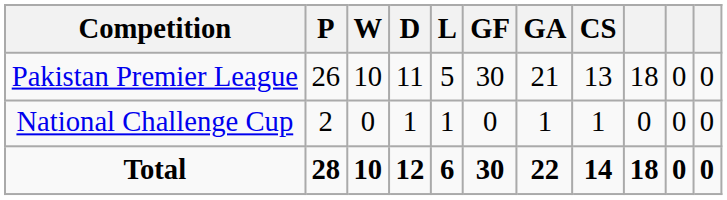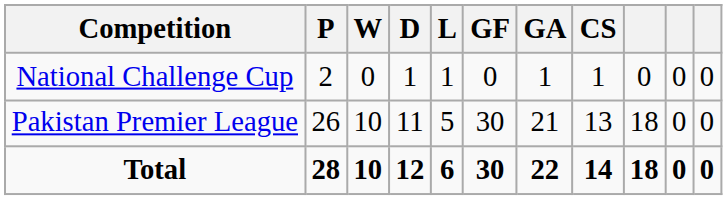rows swapped: (155, 75) <-> (155, 123)
